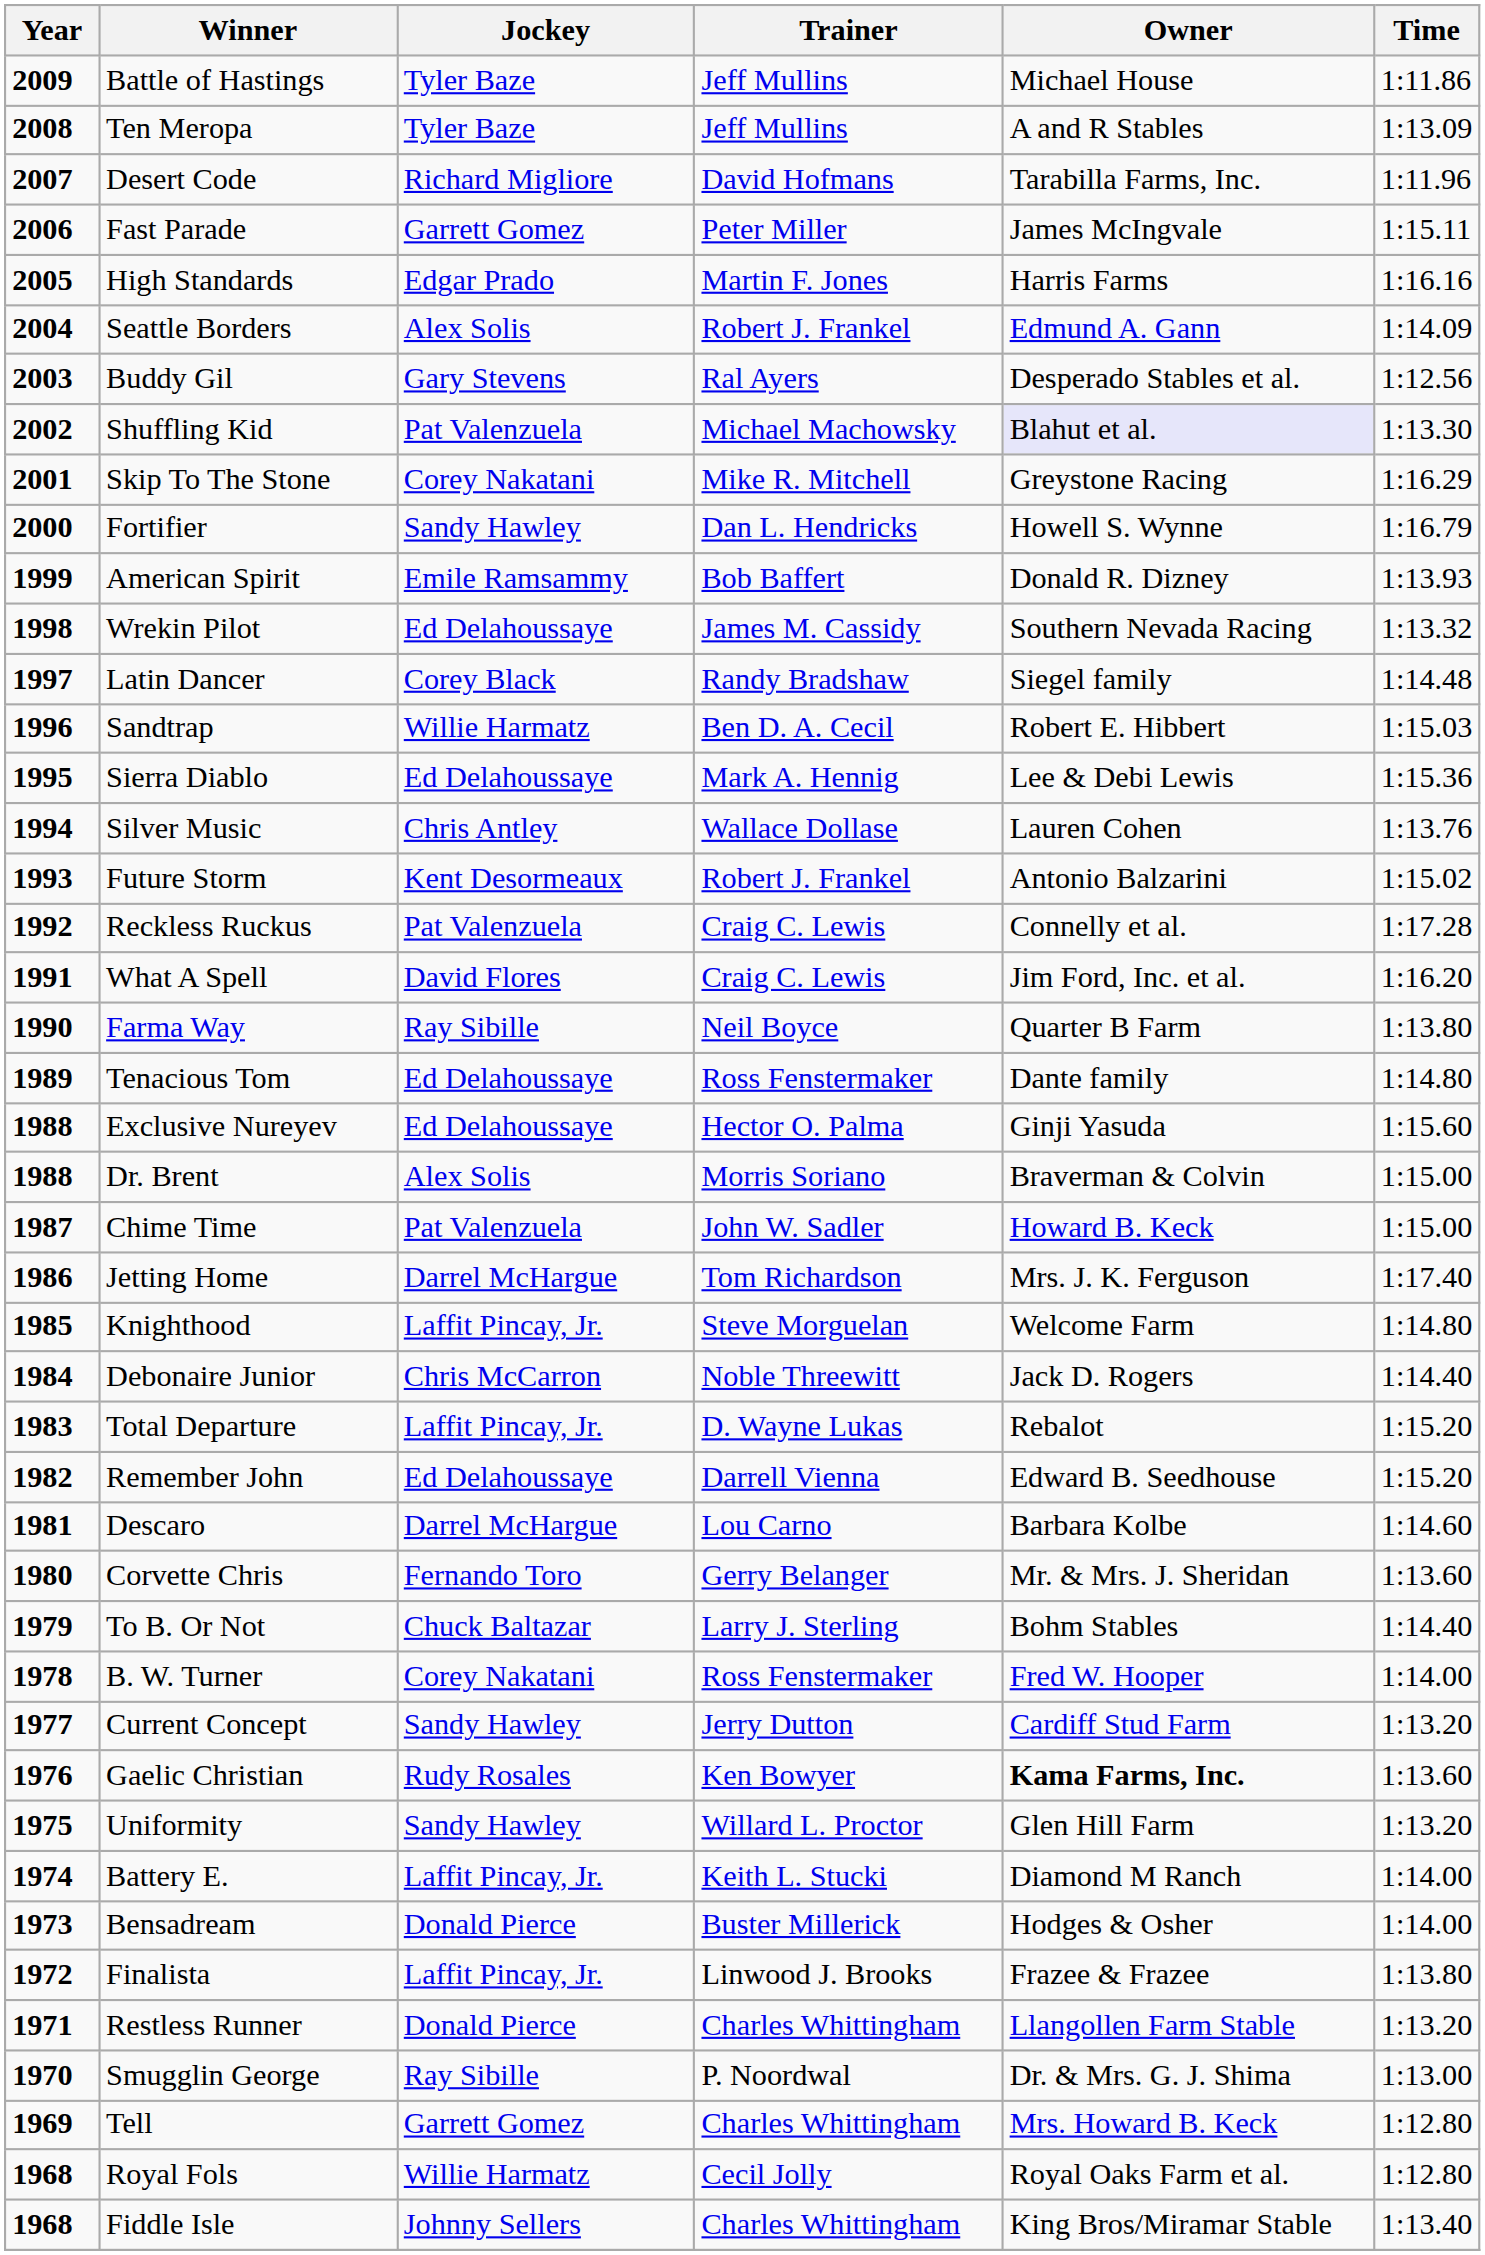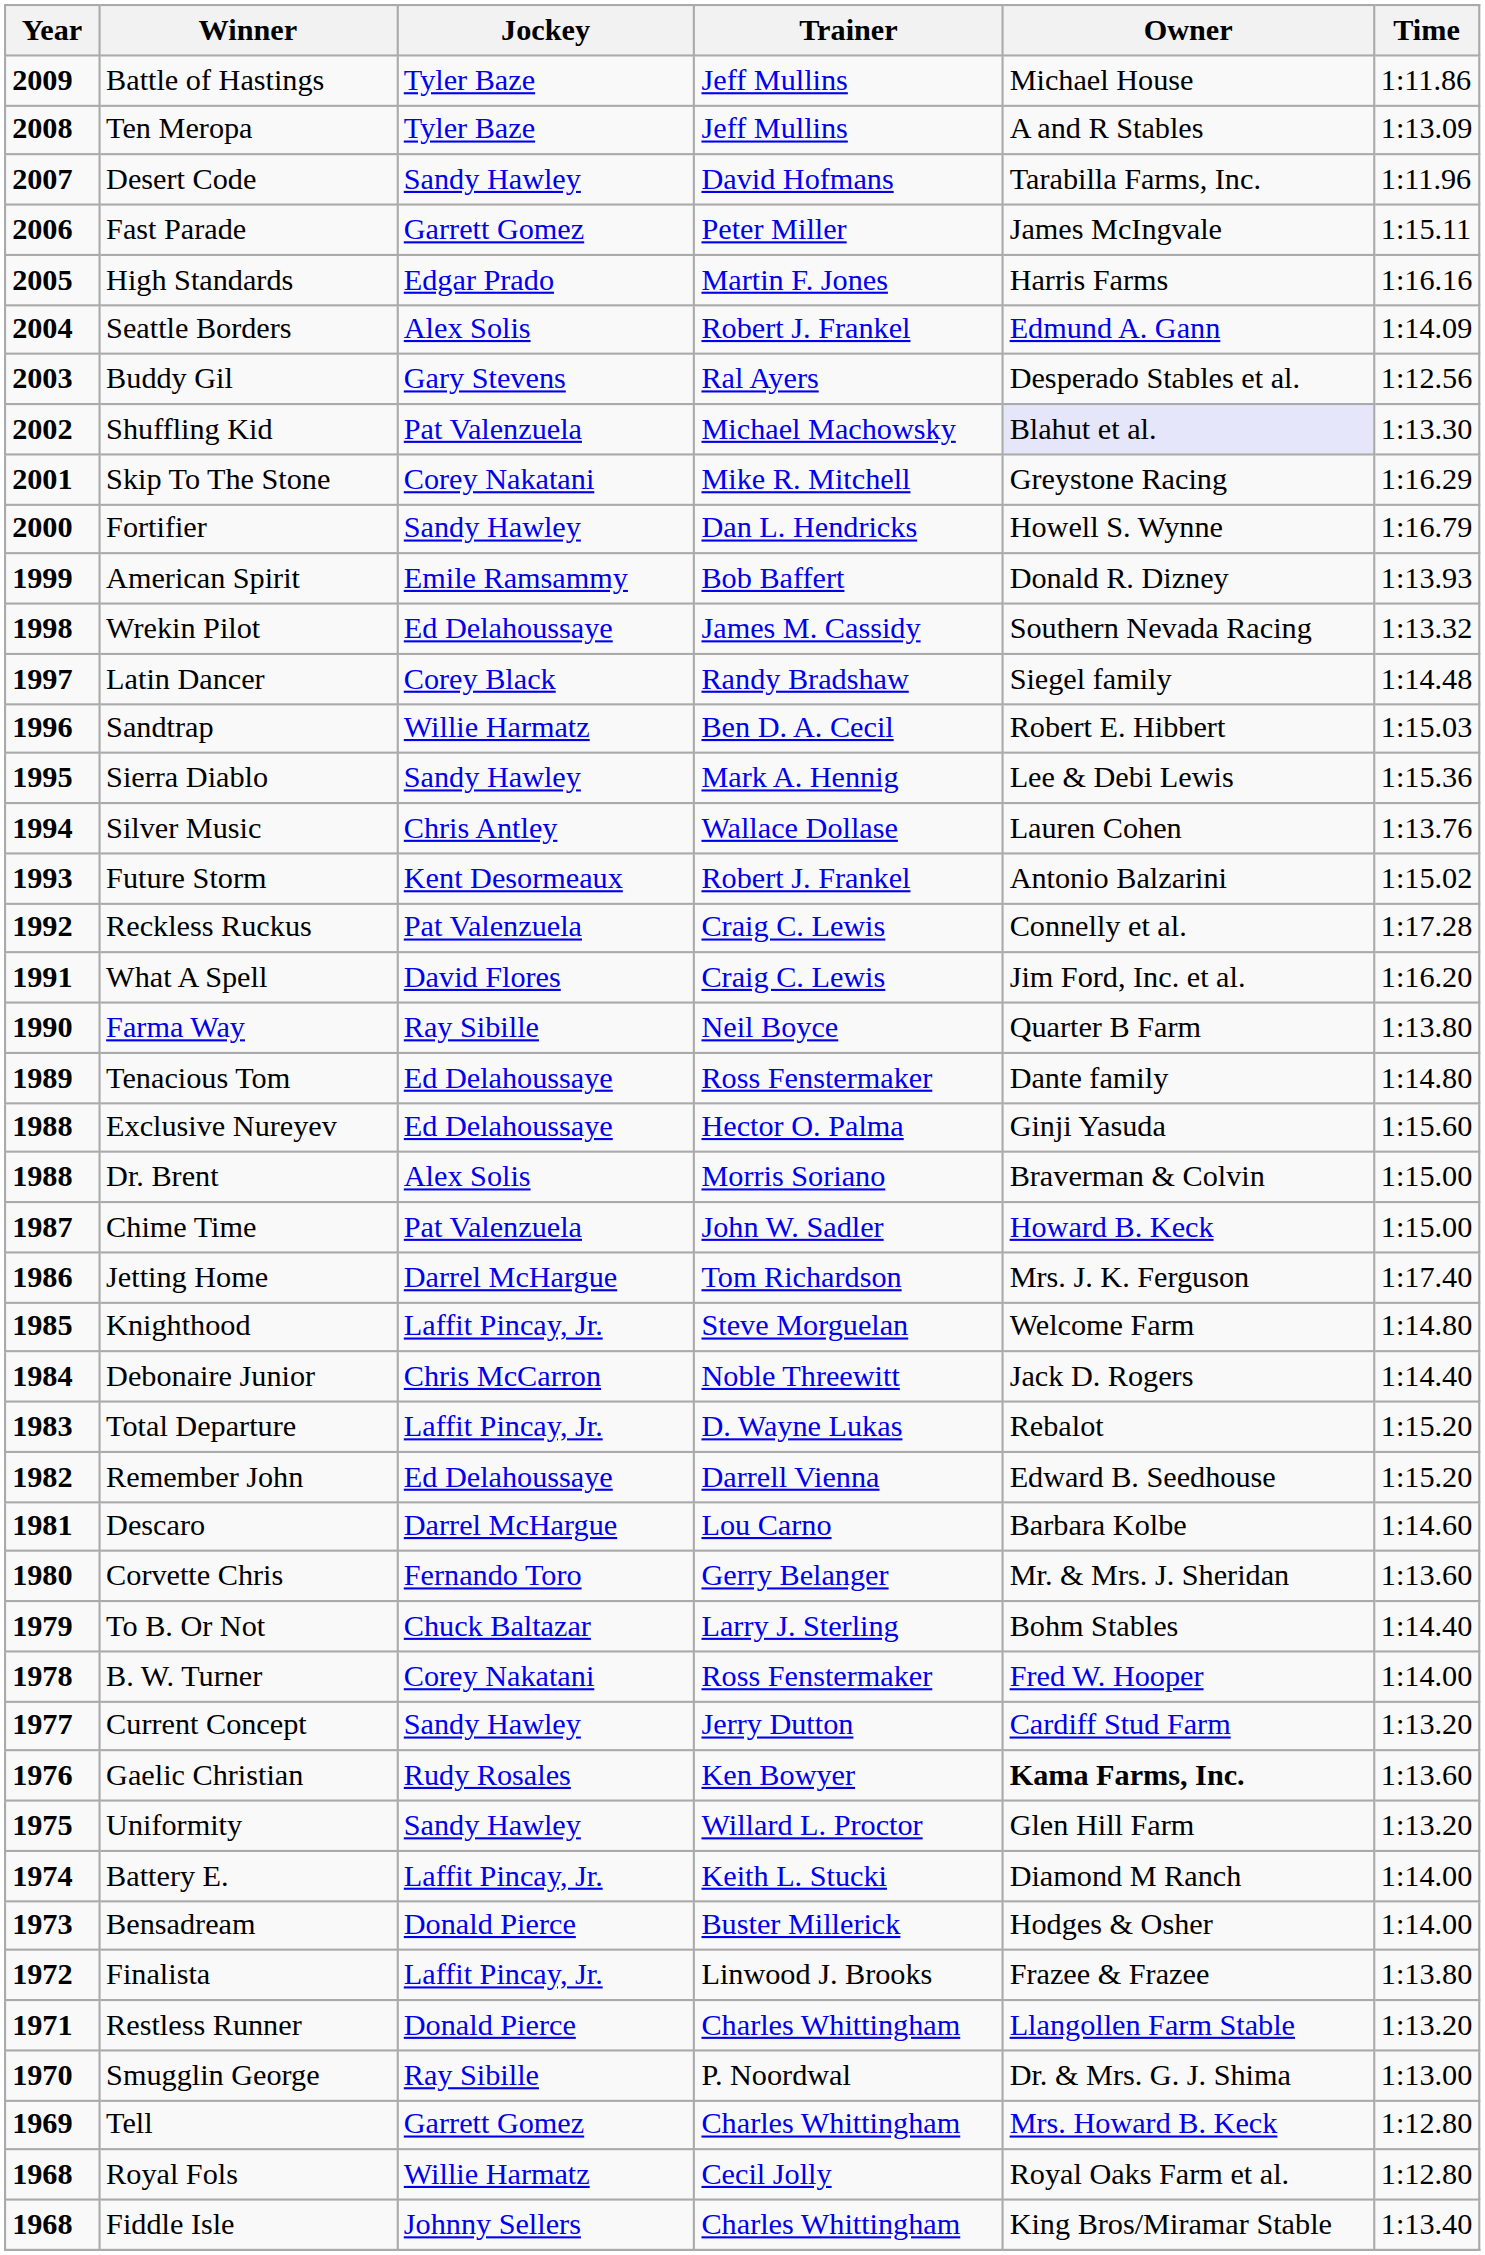(508, 179) Richard Migliore -> (492, 179) Sandy Hawley
(508, 777) Ed Delahoussaye -> (492, 777) Sandy Hawley
